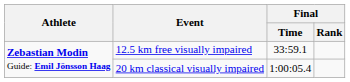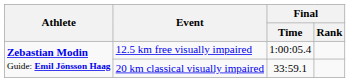(290, 50) 33:59.1 -> (290, 50) 1:00:05.4
(290, 68) 1:00:05.4 -> (290, 68) 33:59.1
